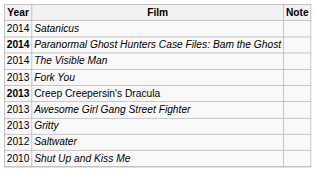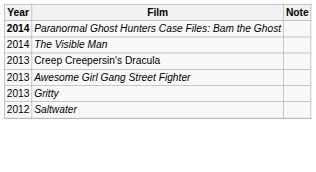- row: (57, 28)
- row: (55, 77)
(18, 93) bold -> (18, 61) normal
- row: (82, 158)
